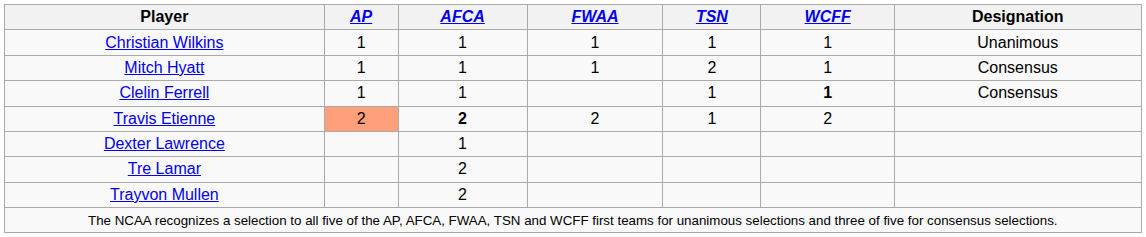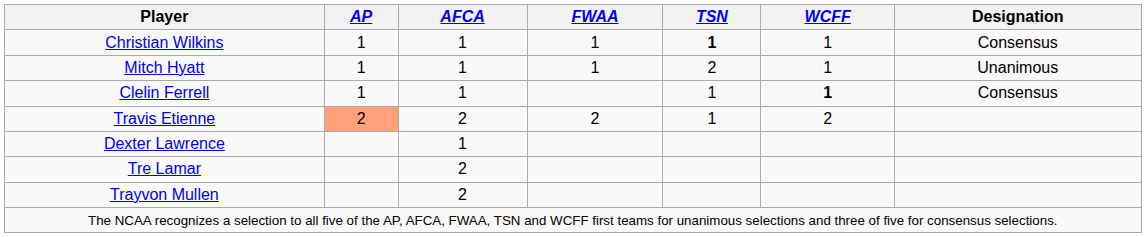(712, 42) normal -> (712, 42) bold
(1018, 42) Unanimous -> (1018, 42) Consensus
(1018, 67) Consensus -> (1018, 67) Unanimous
(463, 118) bold -> (463, 118) normal
